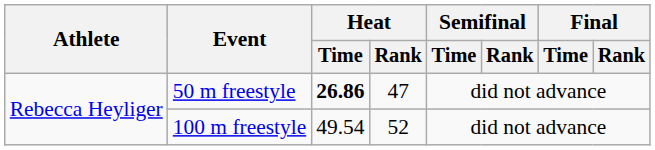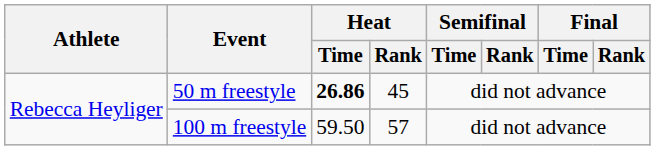(398, 91) 47 -> (398, 91) 45
(340, 126) 49.54 -> (340, 126) 59.50
(398, 126) 52 -> (398, 126) 57
